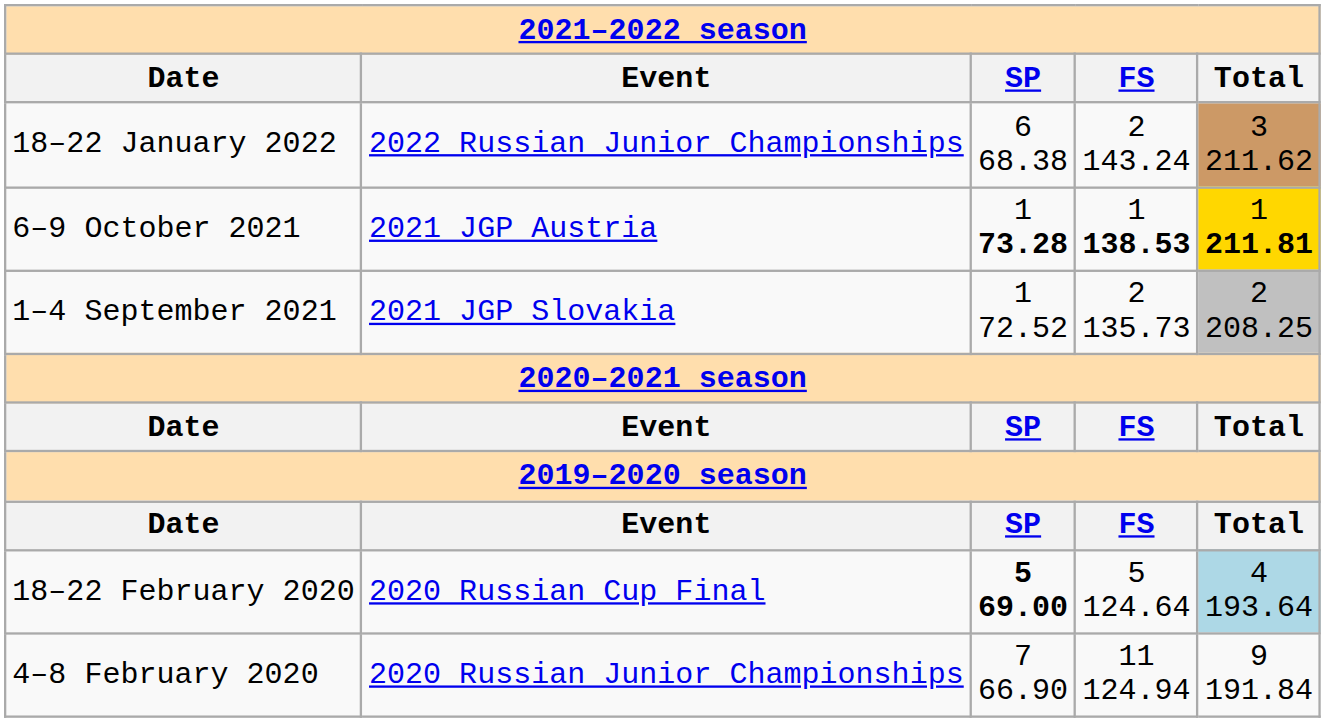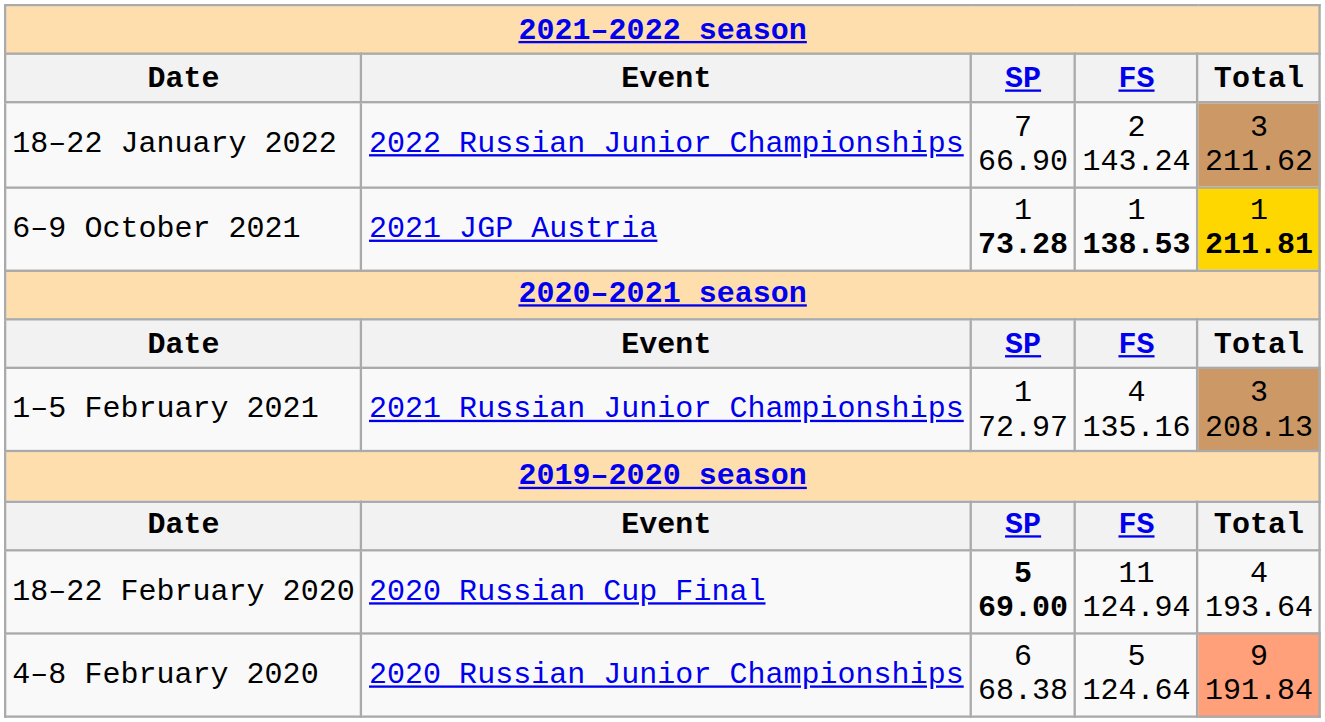(1023, 145) 6 68.38 -> (1023, 145) 7 66.90
- row: (175, 312)
+ row: (165, 410)
(1137, 591) 5 124.64 -> (1137, 591) 11 124.94
(1259, 591) lightblue background -> (1259, 591) no background
(1023, 675) 7 66.90 -> (1023, 675) 6 68.38
(1137, 675) 11 124.94 -> (1137, 675) 5 124.64
(1259, 675) no background -> (1259, 675) lightsalmon background
